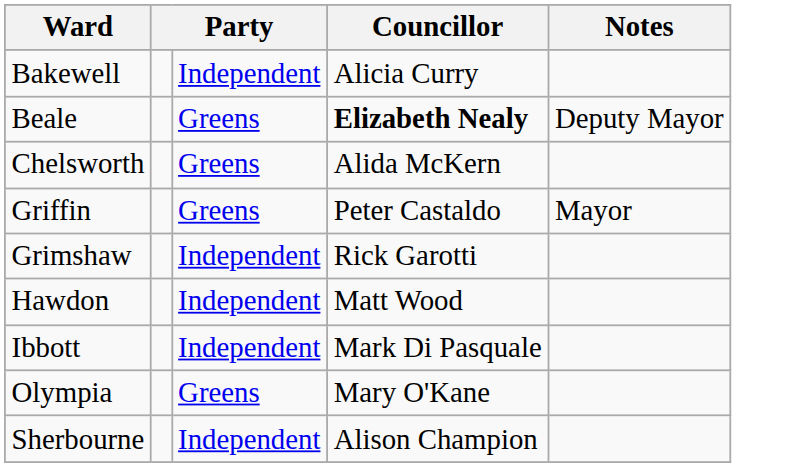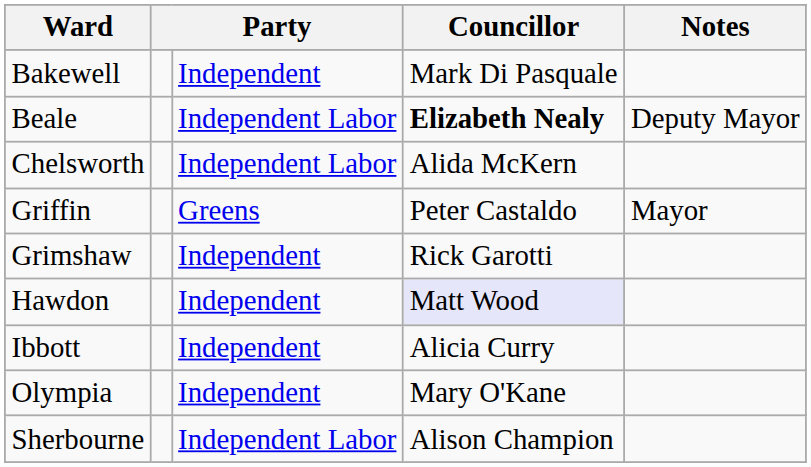(406, 73) Alicia Curry -> (514, 73) Mark Di Pasquale
(219, 118) Greens -> (287, 118) Independent Labor
(219, 164) Greens -> (287, 164) Independent Labor
(398, 301) no background -> (474, 301) lavender background
(438, 347) Mark Di Pasquale -> (482, 347) Alicia Curry
(219, 392) Greens -> (249, 392) Independent
(249, 438) Independent -> (287, 438) Independent Labor
